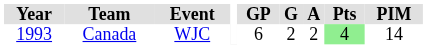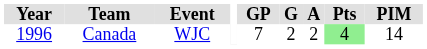(34, 34) 1993 -> (34, 34) 1996
(258, 34) 6 -> (258, 34) 7
